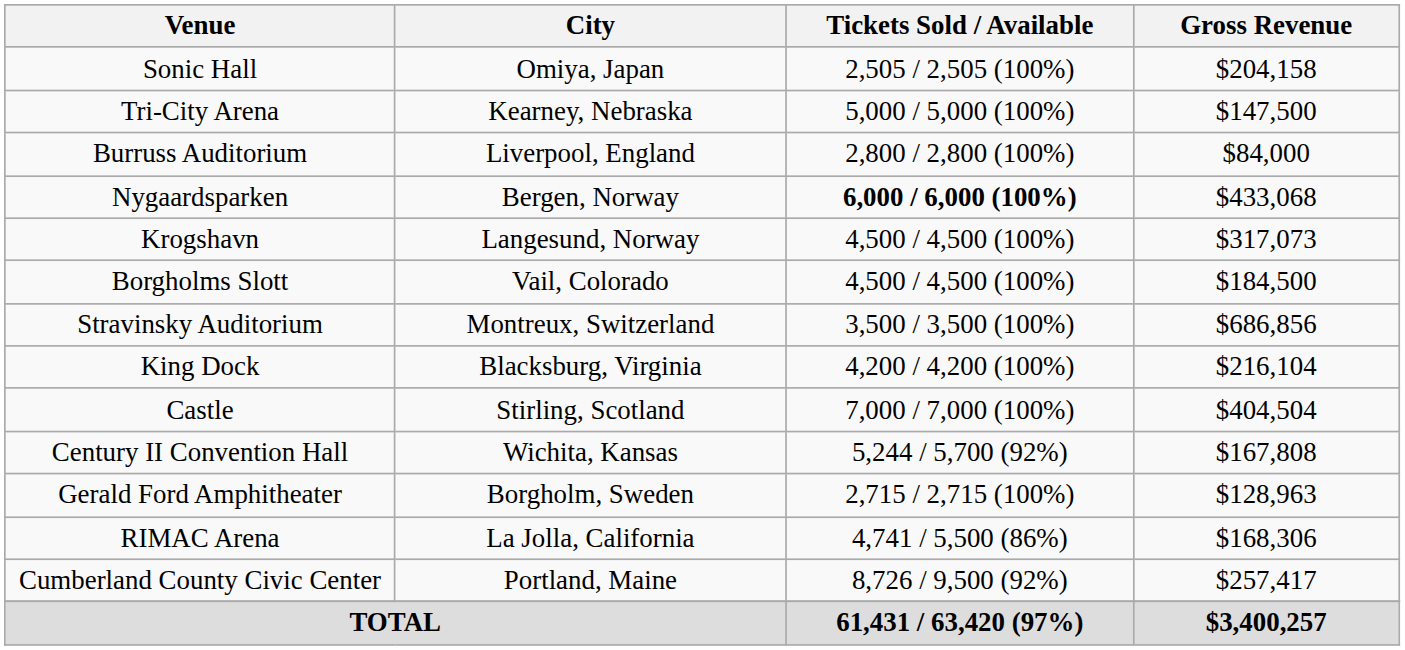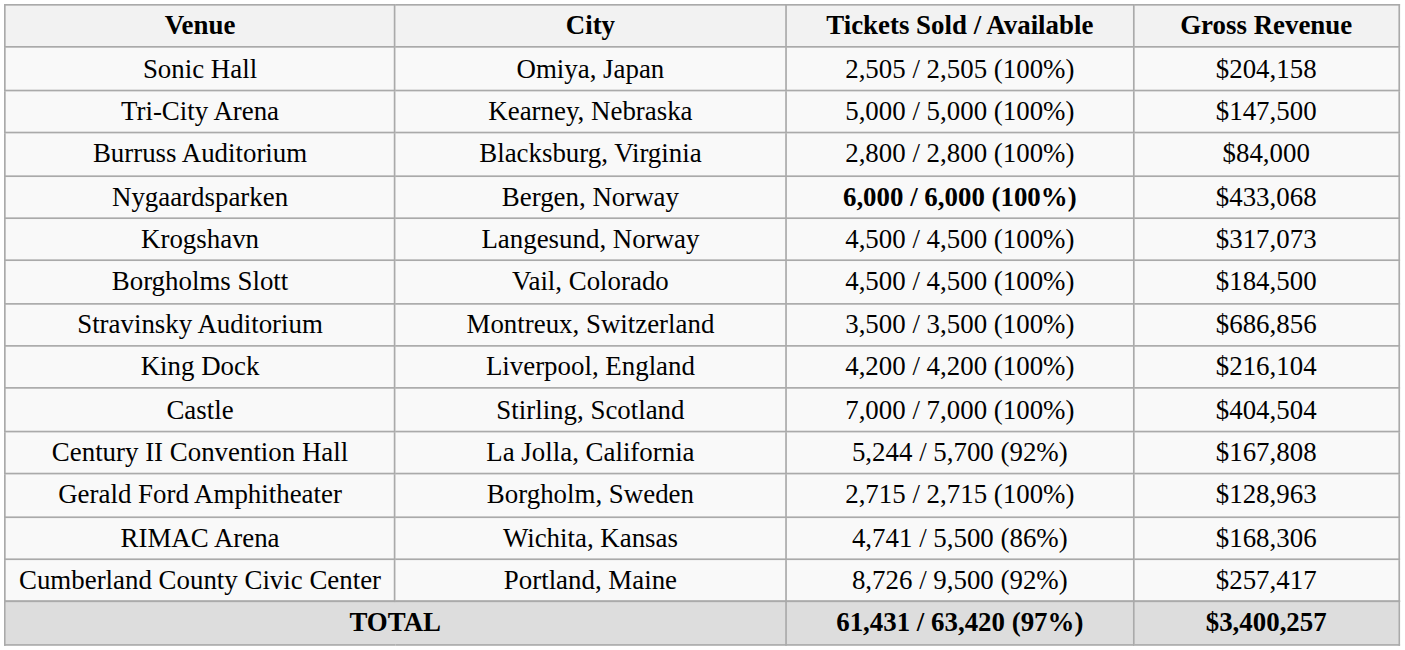(590, 153) Liverpool, England -> (590, 153) Blacksburg, Virginia
(590, 366) Blacksburg, Virginia -> (590, 366) Liverpool, England
(590, 452) Wichita, Kansas -> (590, 452) La Jolla, California
(590, 537) La Jolla, California -> (590, 537) Wichita, Kansas
